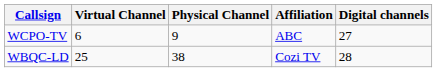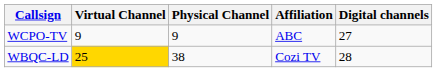(78, 35) 6 -> (78, 35) 9
(81, 56) no background -> (81, 56) gold background
